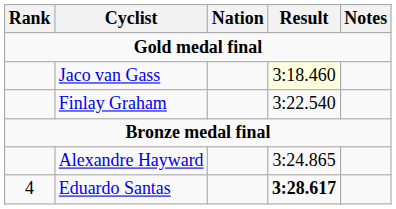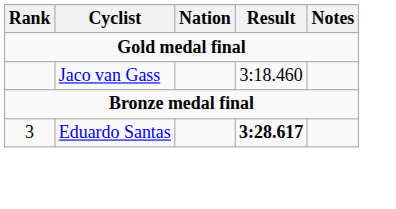(304, 75) lightyellow background -> (271, 75) no background
- row: (113, 103)
- row: (131, 160)
(30, 189) 4 -> (30, 132) 3
